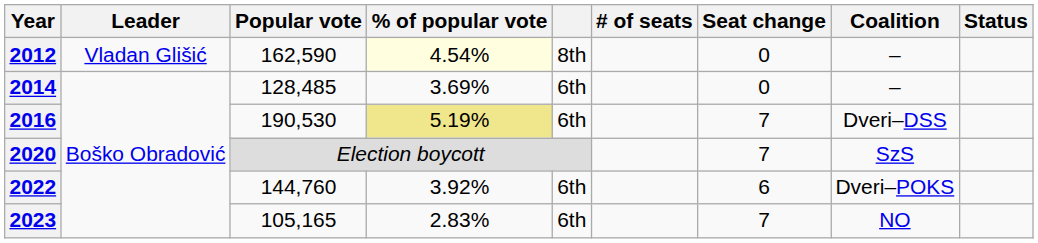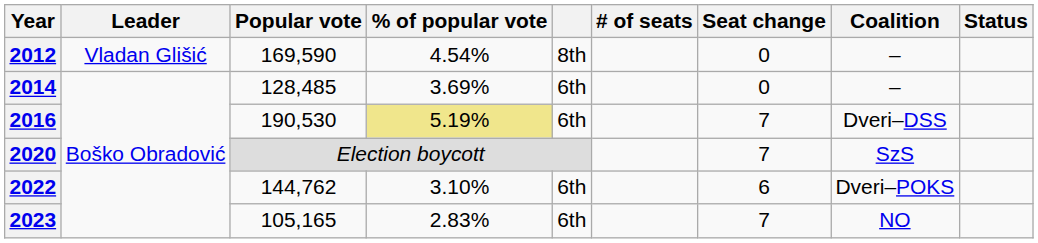(299, 54) 162,590 -> (299, 54) 169,590
(460, 54) lightyellow background -> (460, 54) no background
(299, 187) 144,760 -> (299, 187) 144,762
(460, 187) 3.92% -> (460, 187) 3.10%
